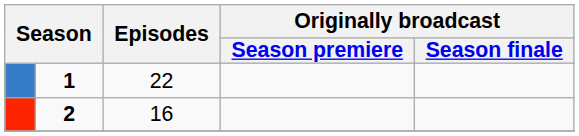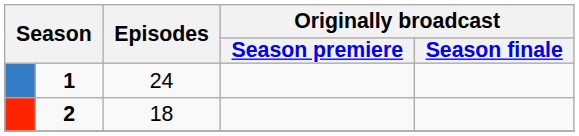(162, 80) 22 -> (162, 80) 24
(162, 114) 16 -> (162, 114) 18
